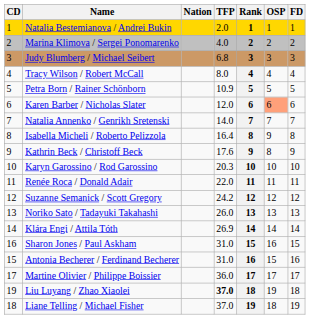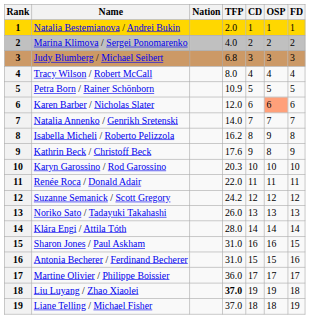columns swapped: (251, 12) <-> (14, 12)
(225, 136) 16.4 -> (234, 136) 16.2
(225, 228) 26.9 -> (234, 228) 28.0
